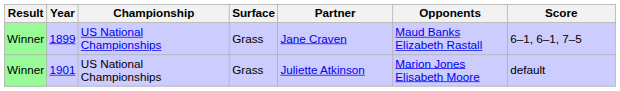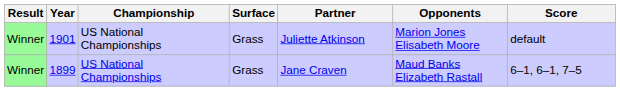rows swapped: (62, 38) <-> (62, 70)
